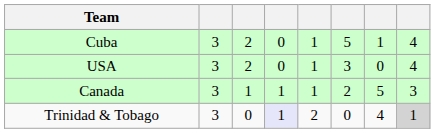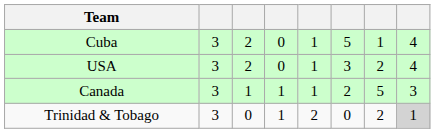(380, 66) 0 -> (380, 66) 2
(281, 116) lavender background -> (281, 116) no background
(380, 116) 4 -> (380, 116) 2
